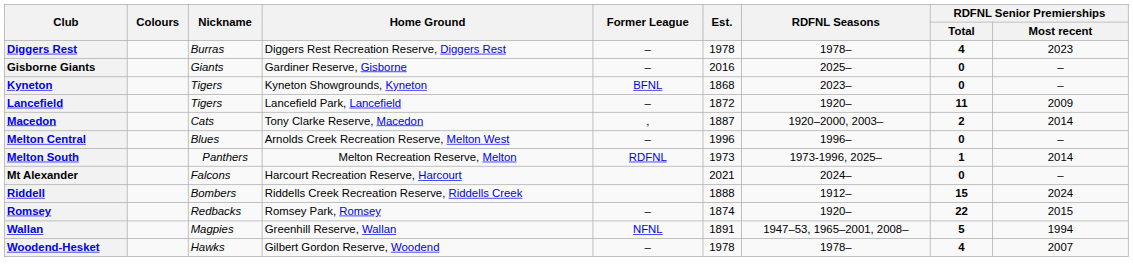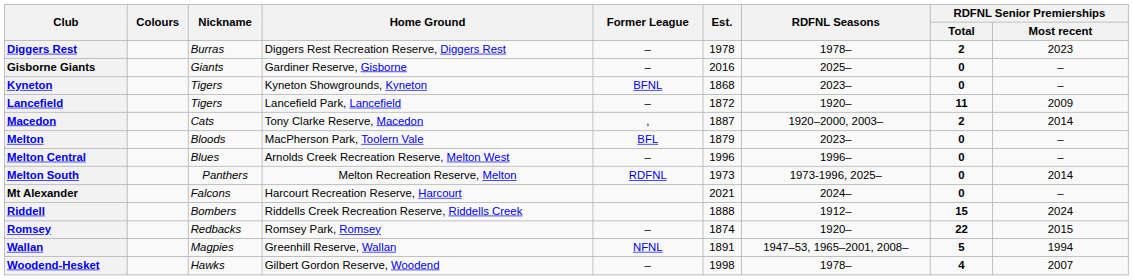(962, 49) 4 -> (962, 49) 2
+ row: (25, 139)
(962, 157) 1 -> (962, 175) 0
(722, 247) 1978 -> (722, 265) 1998
